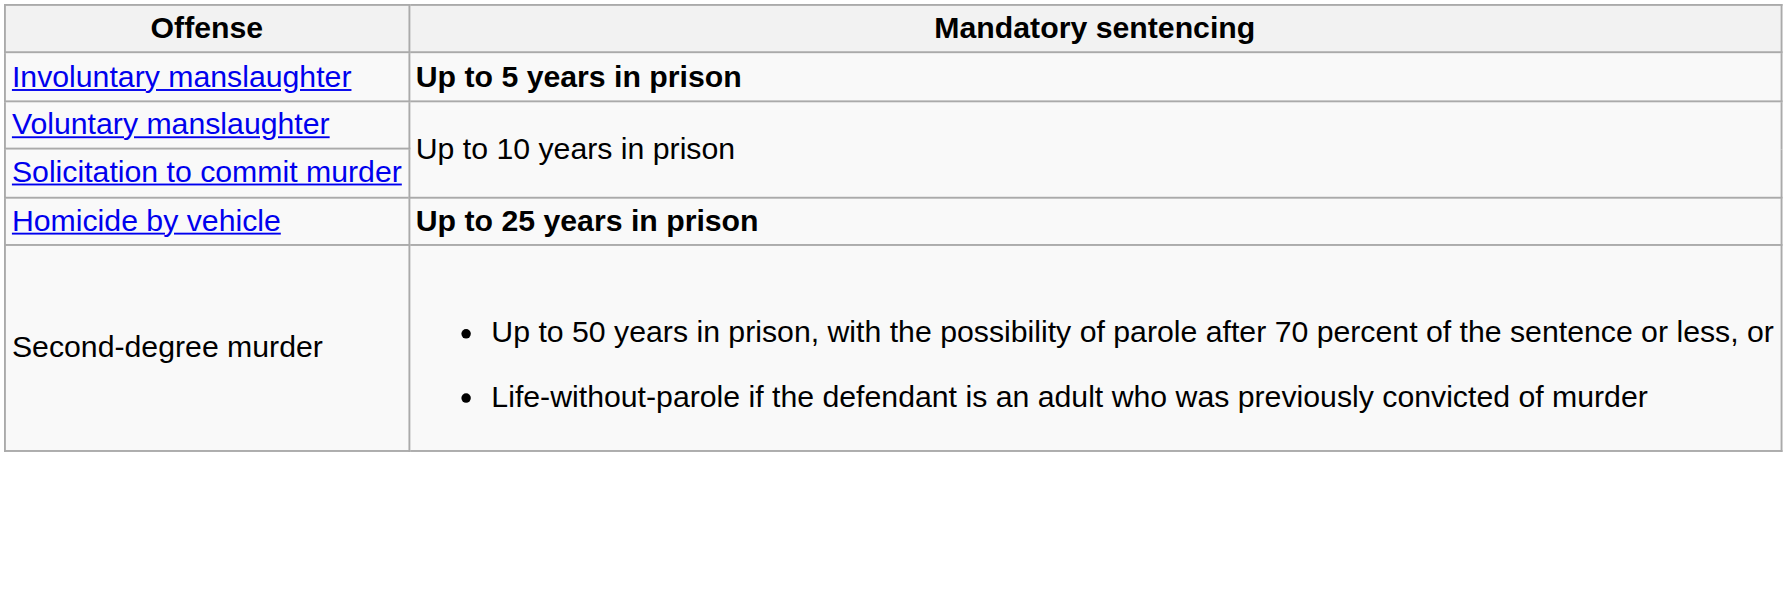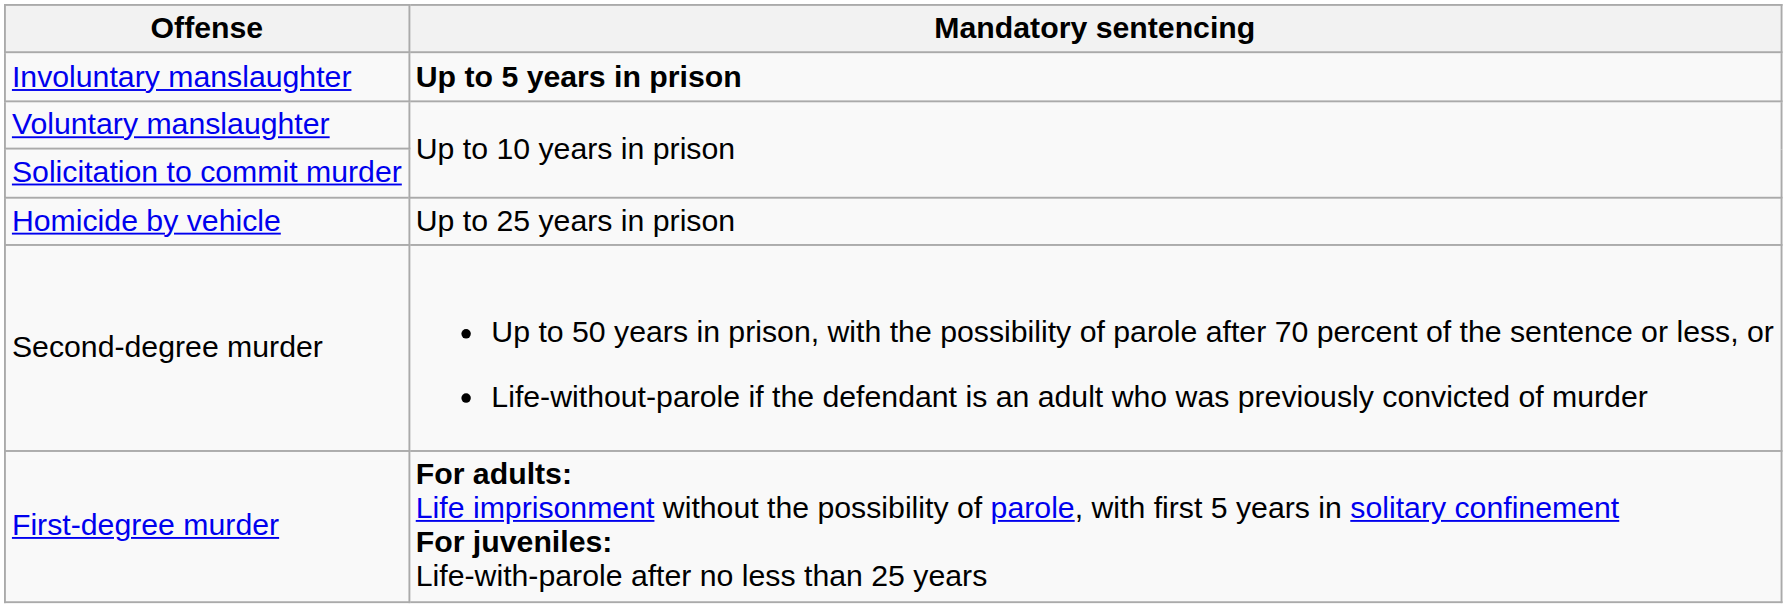(587, 220) bold -> (575, 220) normal
+ row: (146, 526)
